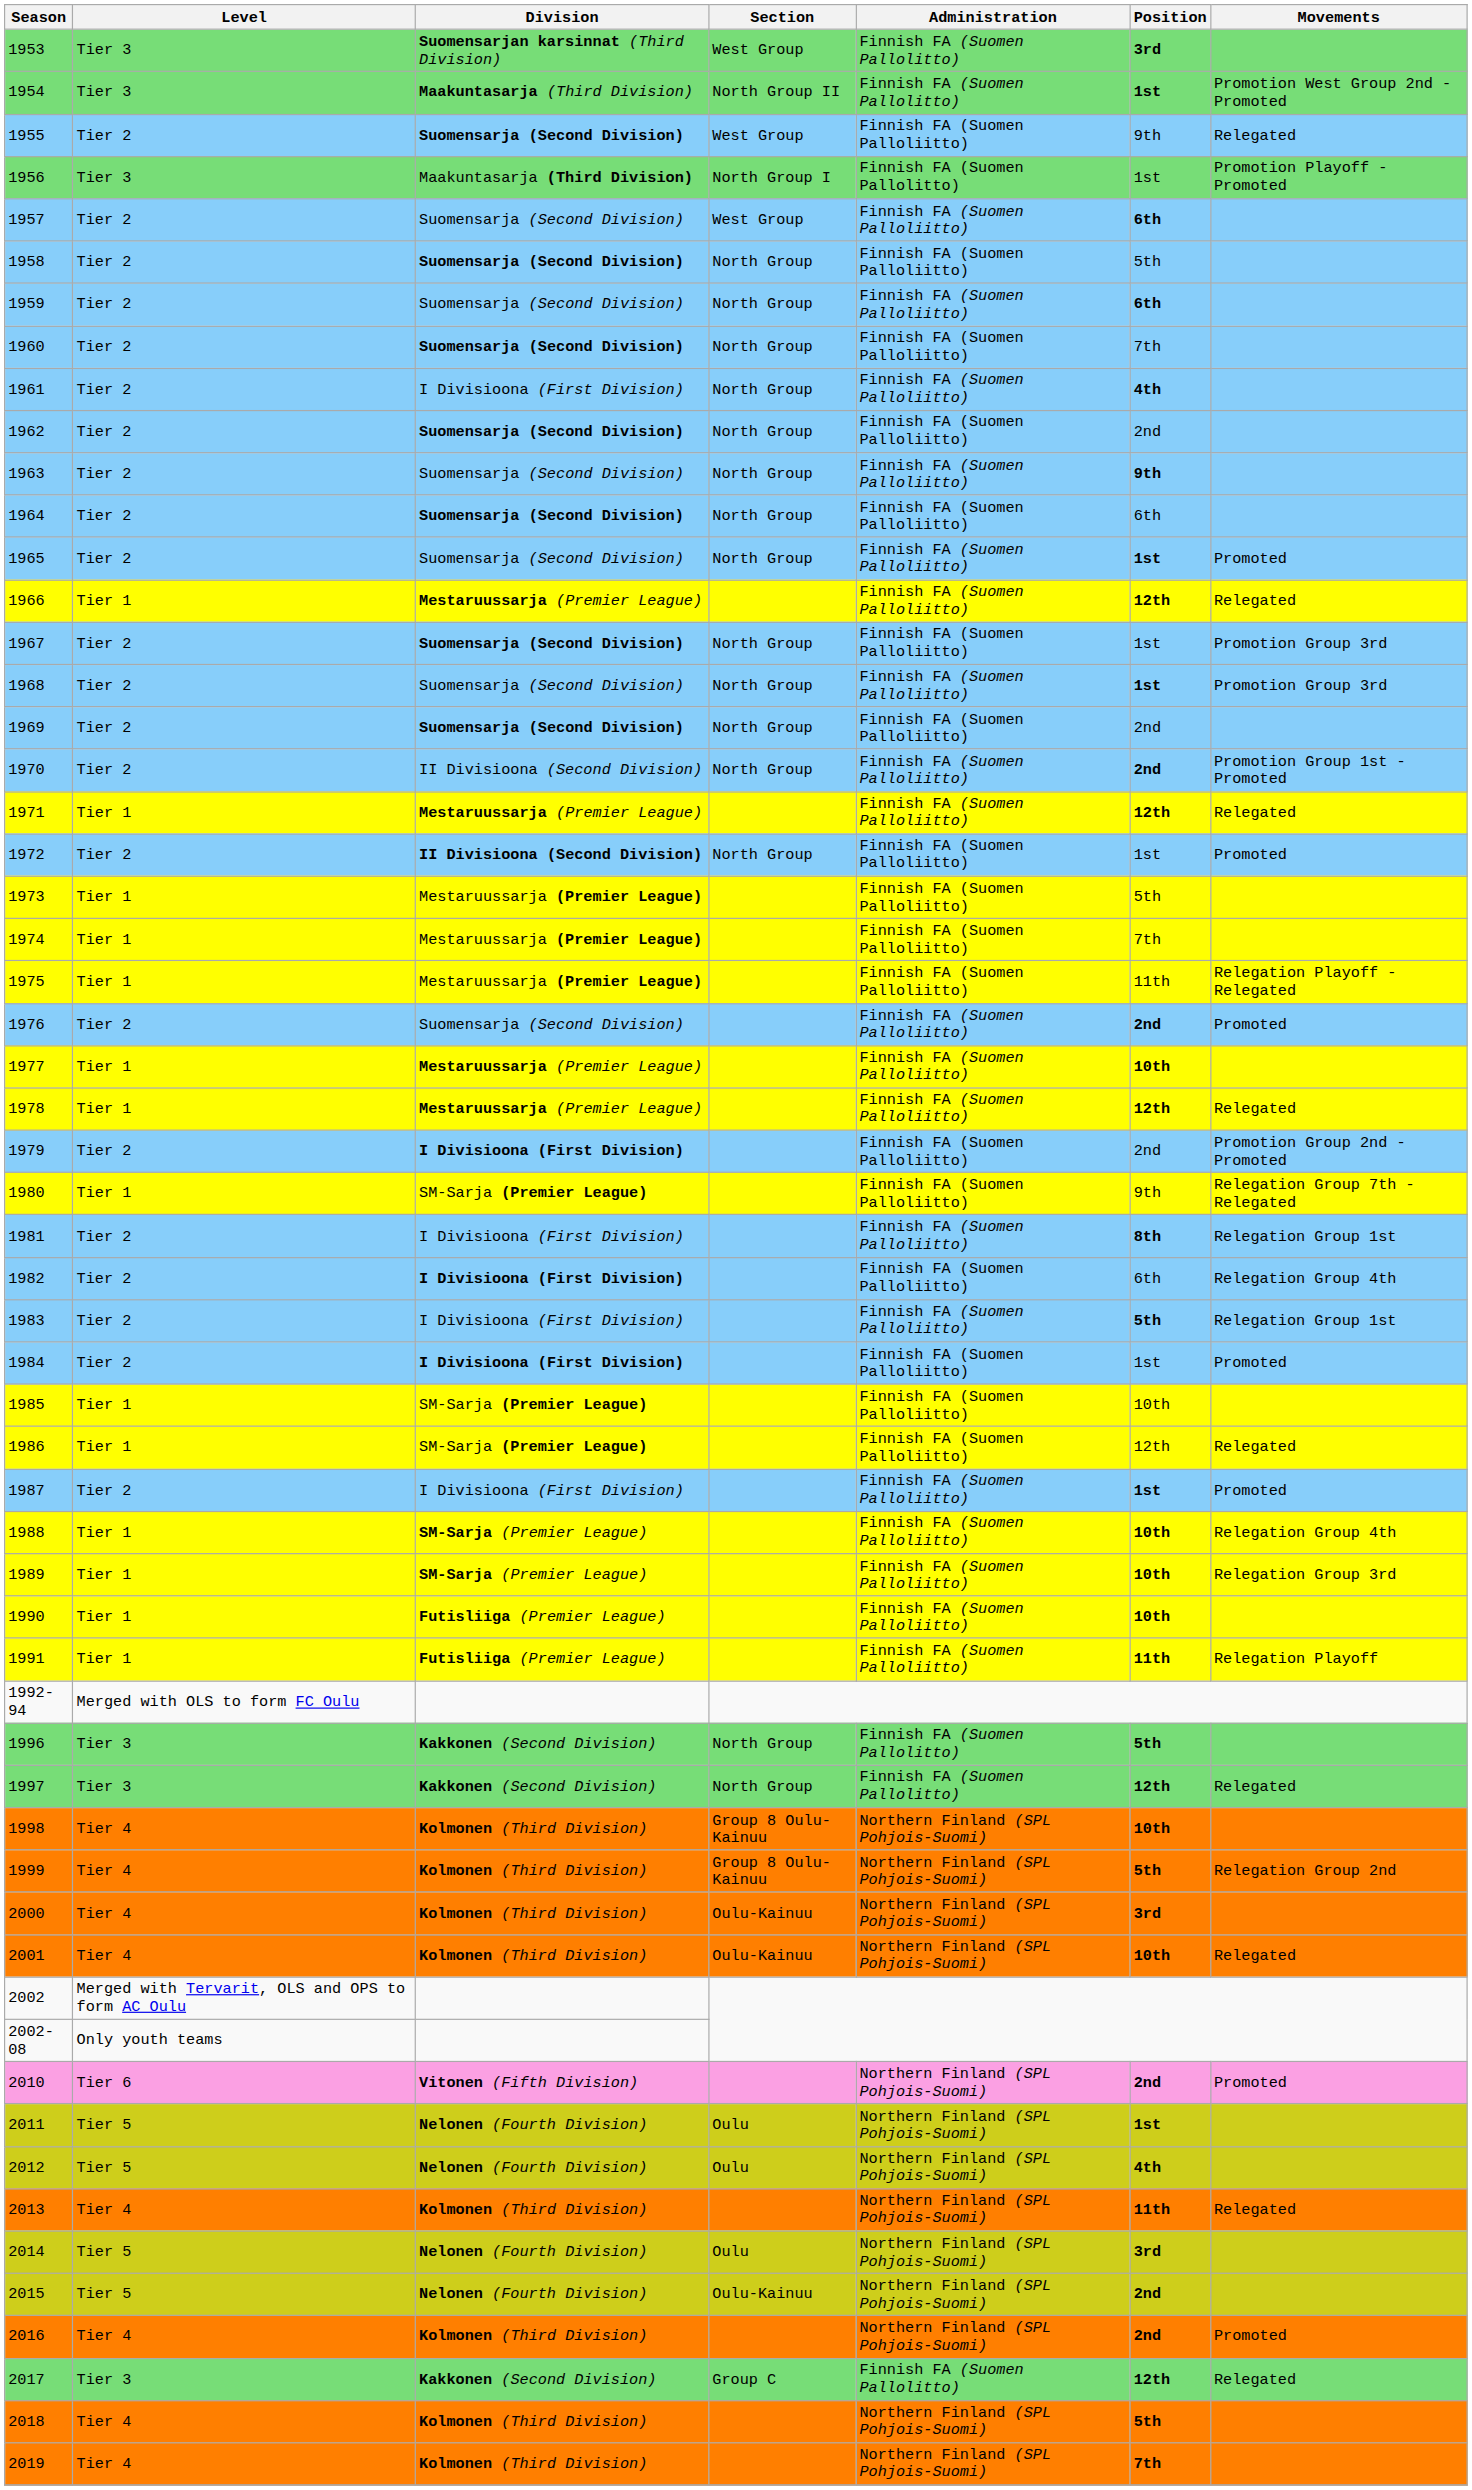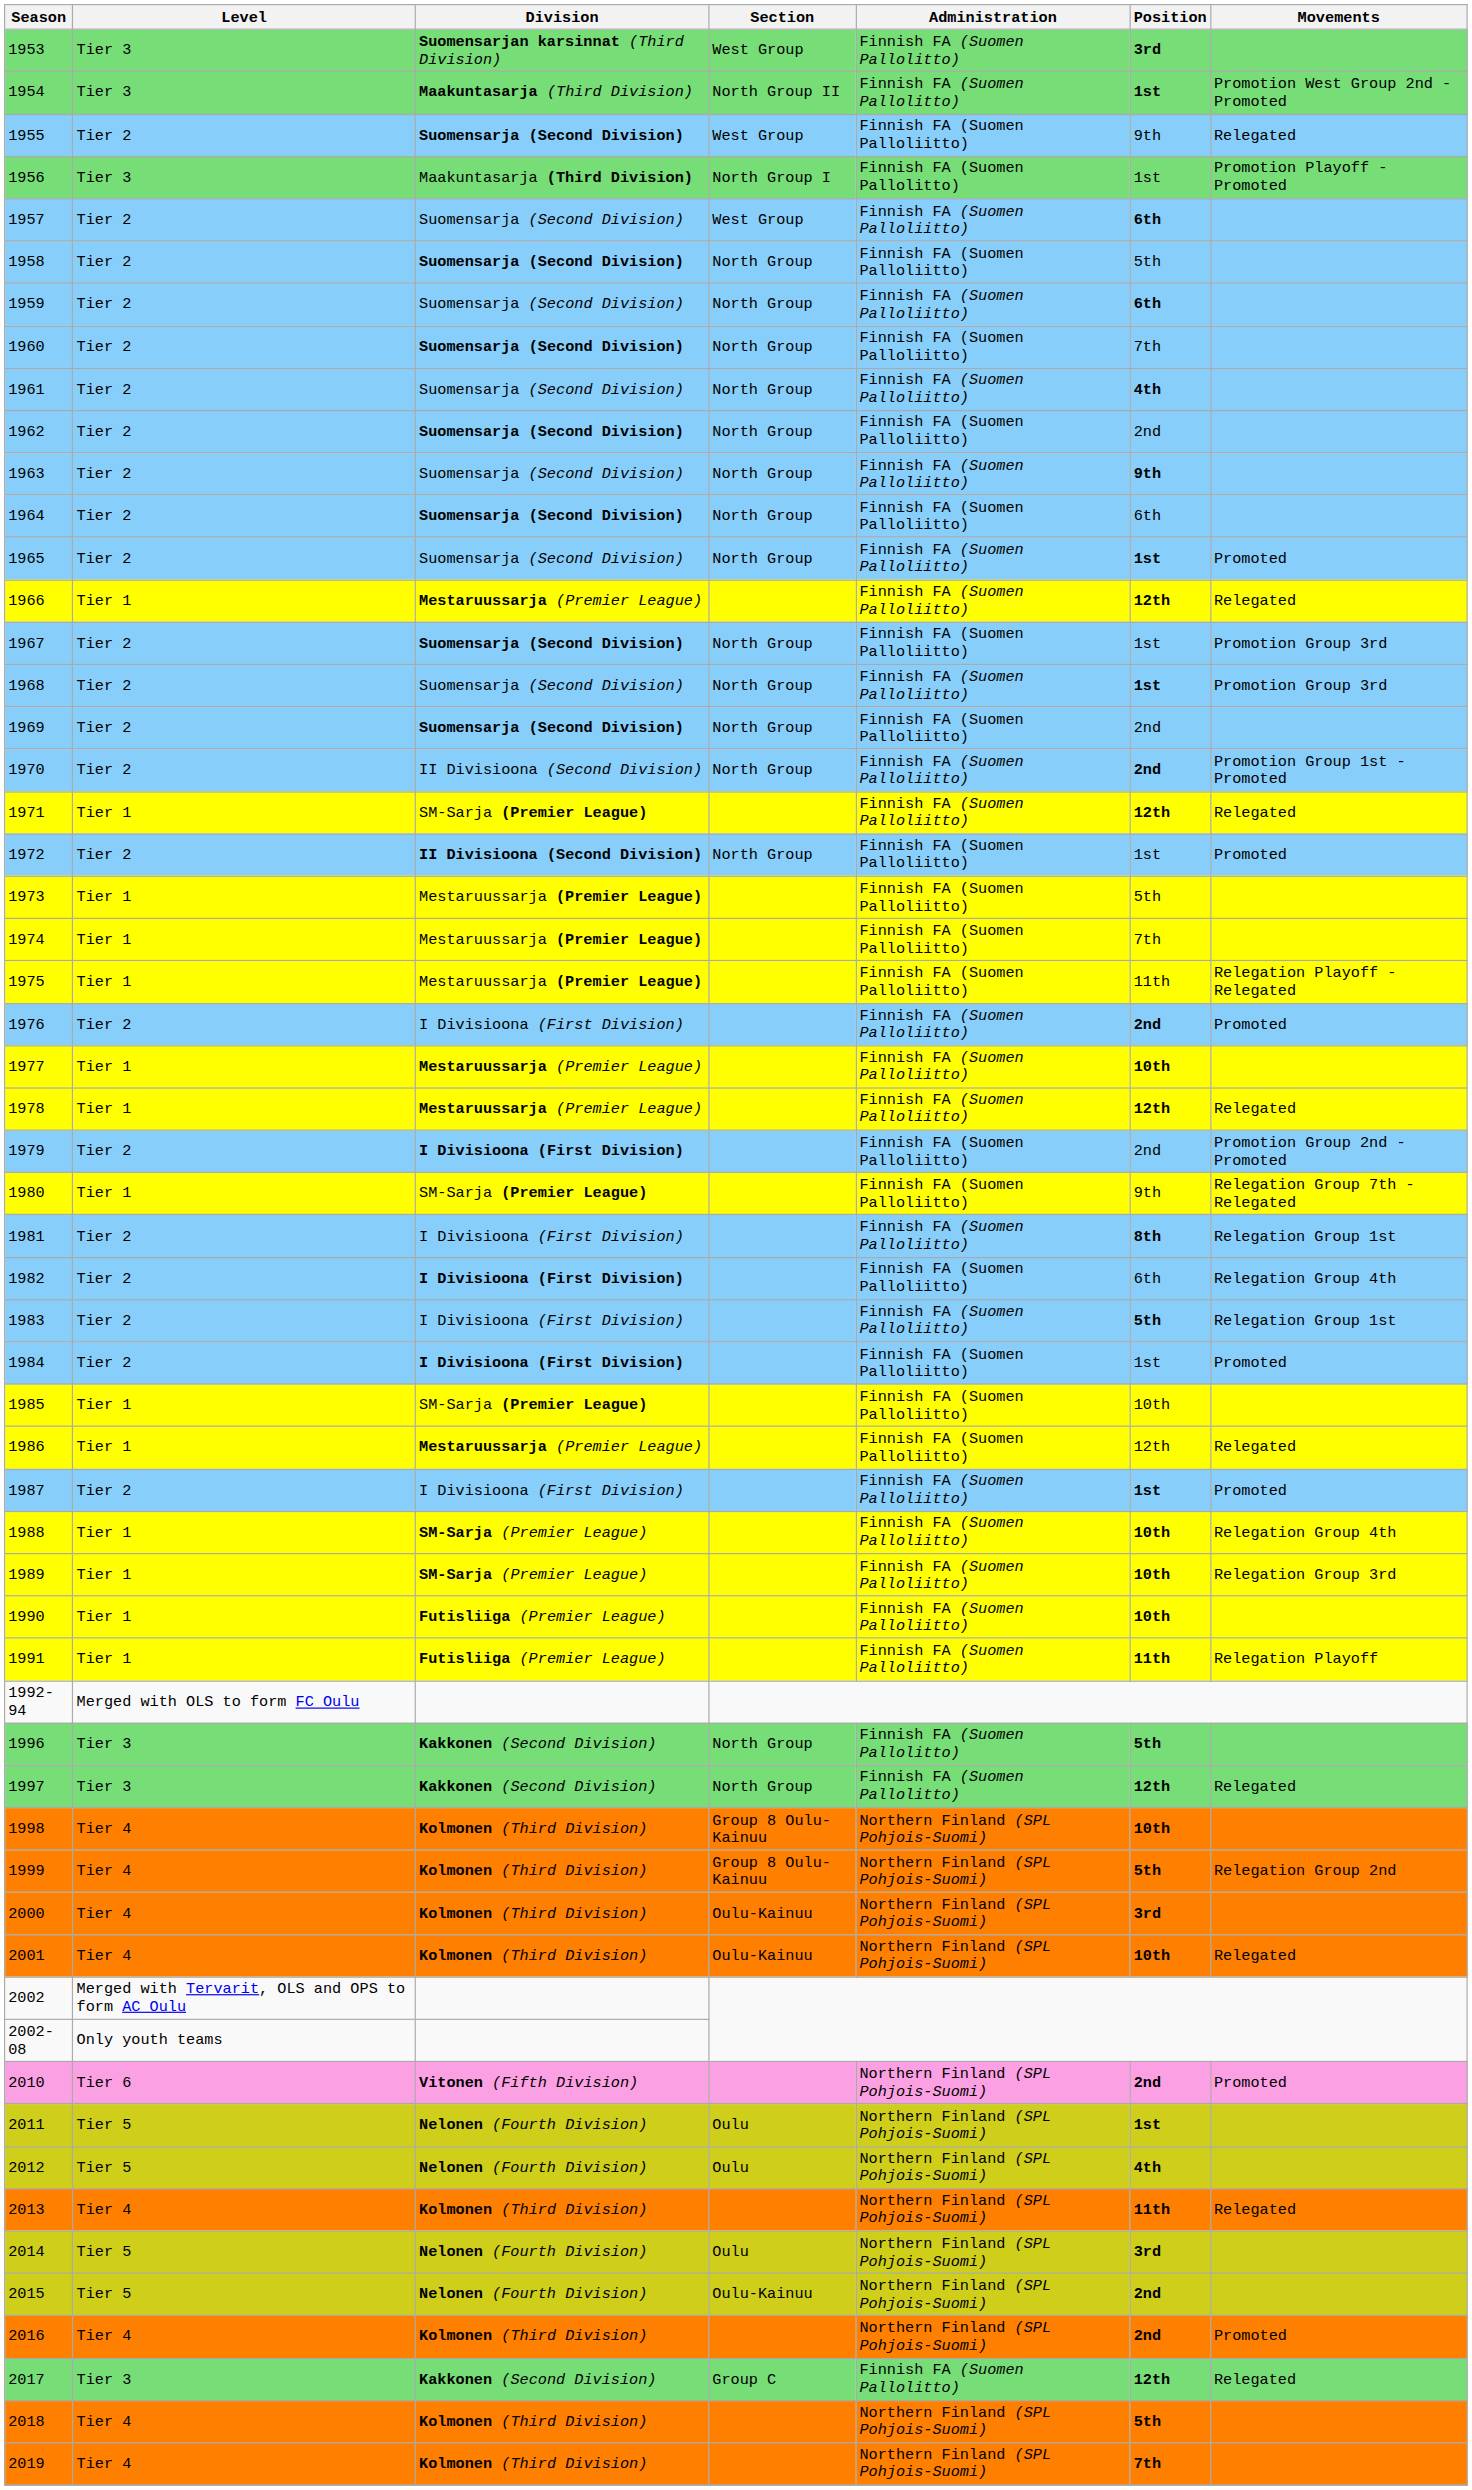(551, 389) I Divisioona (First Division) -> (551, 389) Suomensarja (Second Division)
(561, 813) Mestaruussarja (Premier League) -> (533, 813) SM-Sarja (Premier League)
(551, 1024) Suomensarja (Second Division) -> (551, 1024) I Divisioona (First Division)
(533, 1448) SM-Sarja (Premier League) -> (561, 1448) Mestaruussarja (Premier League)
